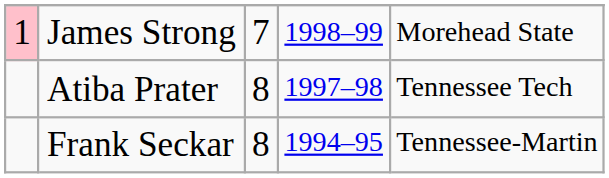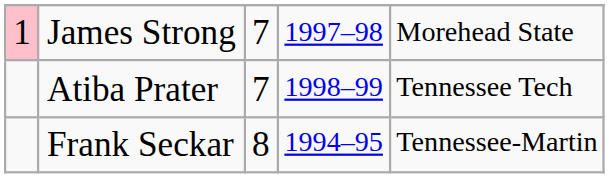(334, 32) 1998–99 -> (334, 32) 1997–98
(261, 88) 8 -> (261, 88) 7
(334, 88) 1997–98 -> (334, 88) 1998–99
